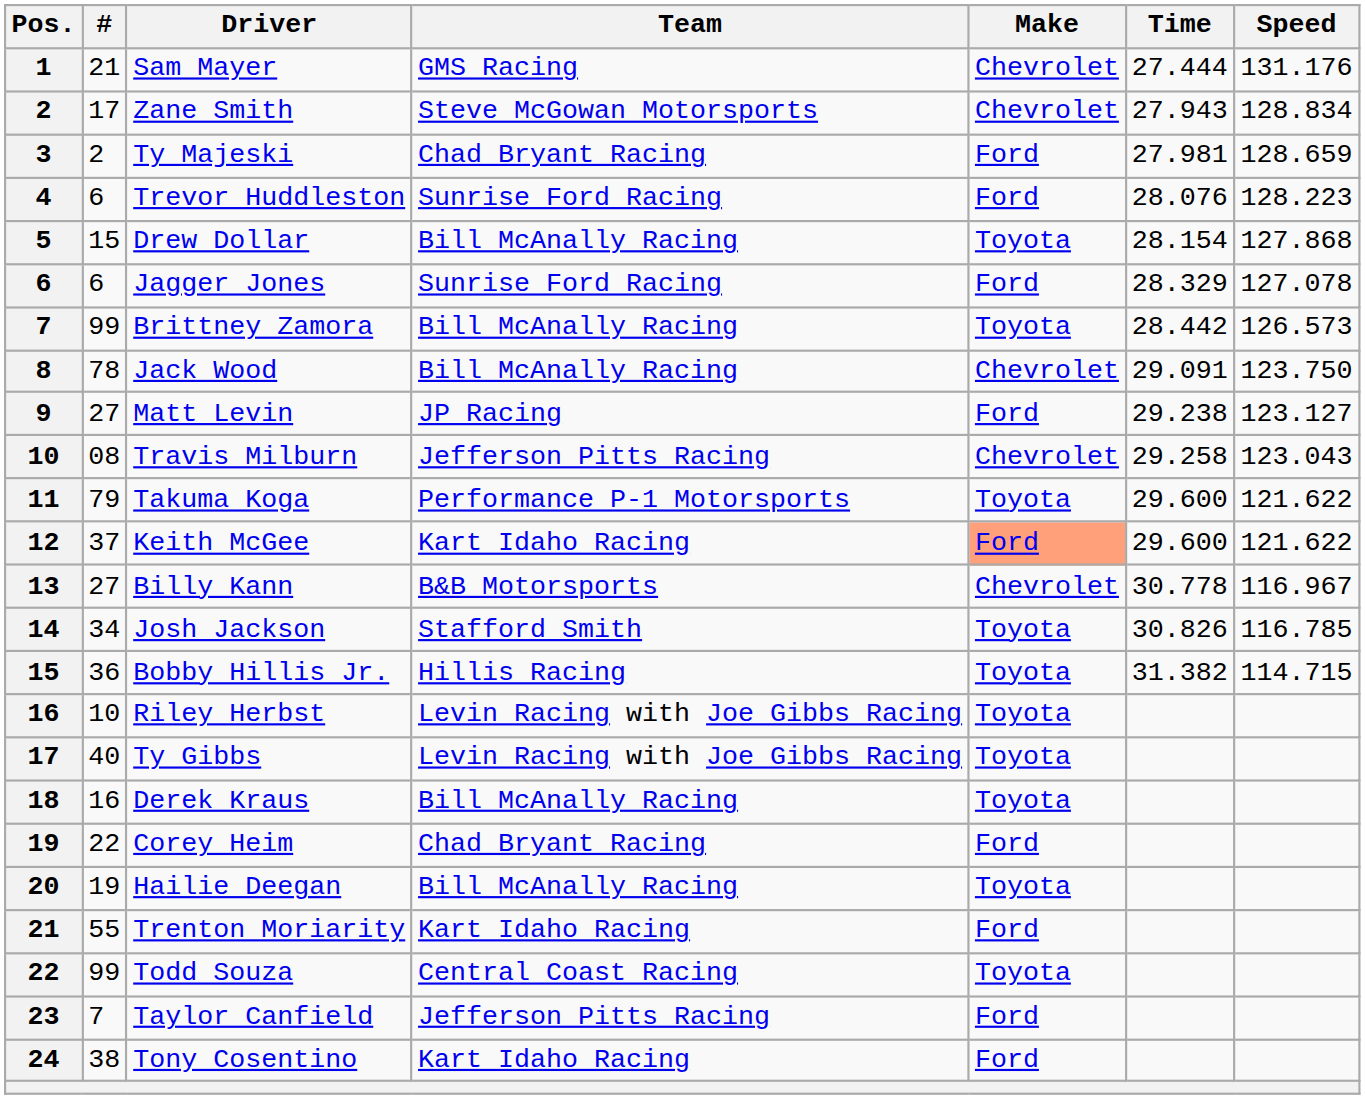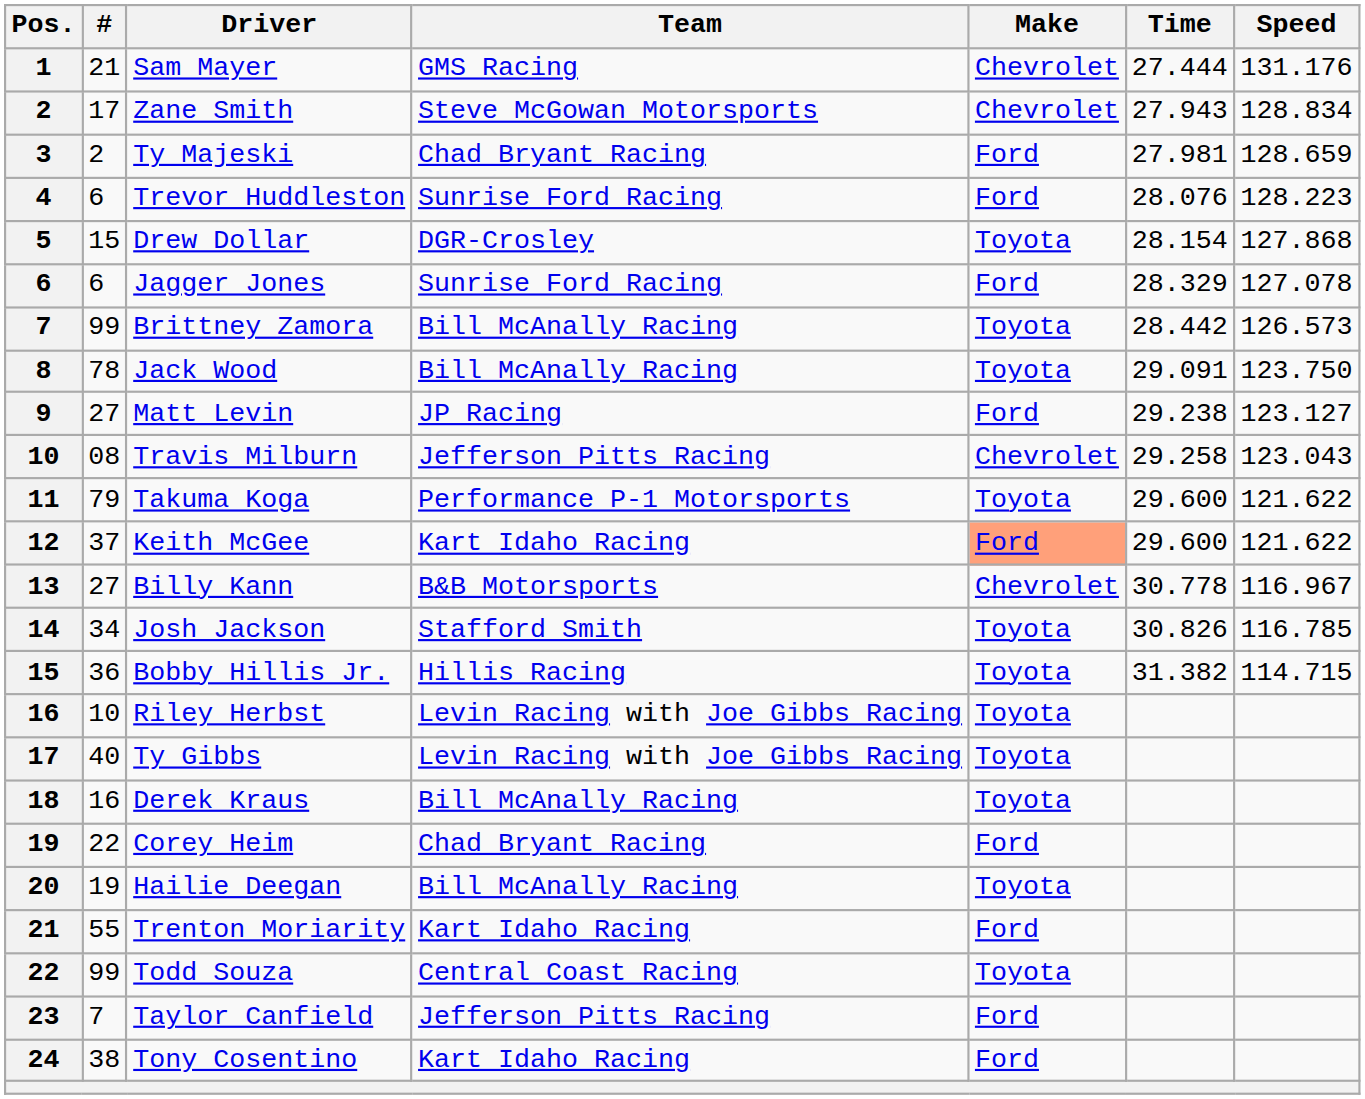(578, 242) Bill McAnally Racing -> (506, 242) DGR-Crosley
(1047, 371) Chevrolet -> (1023, 371) Toyota
